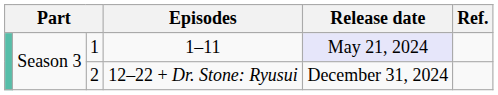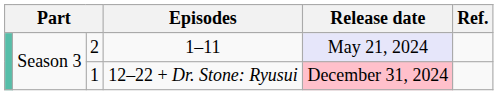(95, 47) 1 -> (95, 47) 2
(95, 75) 2 -> (95, 75) 1
(378, 75) no background -> (378, 75) pink background
